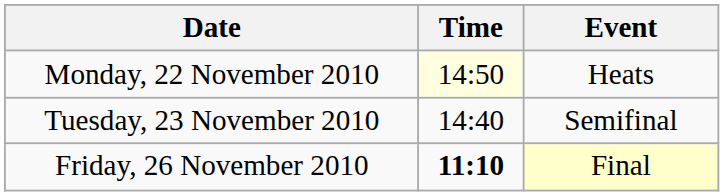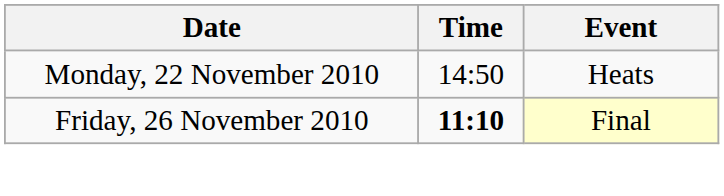(471, 73) lightyellow background -> (471, 73) no background
- row: (212, 119)
